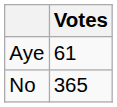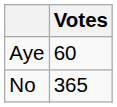(65, 53) 61 -> (65, 53) 60
